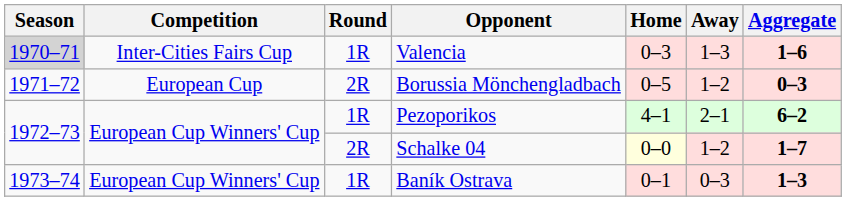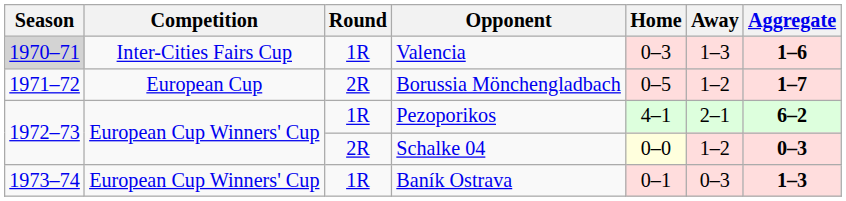(792, 84) 0–3 -> (792, 84) 1–7
(792, 148) 1–7 -> (792, 148) 0–3
